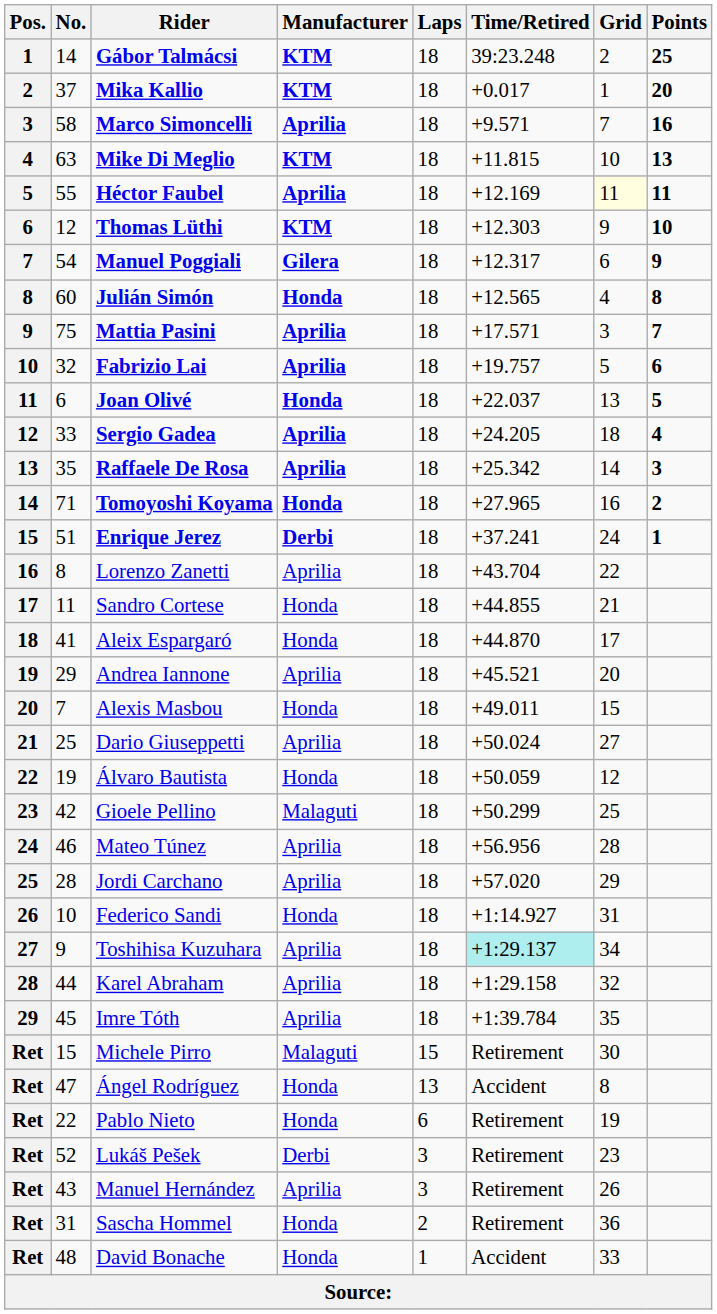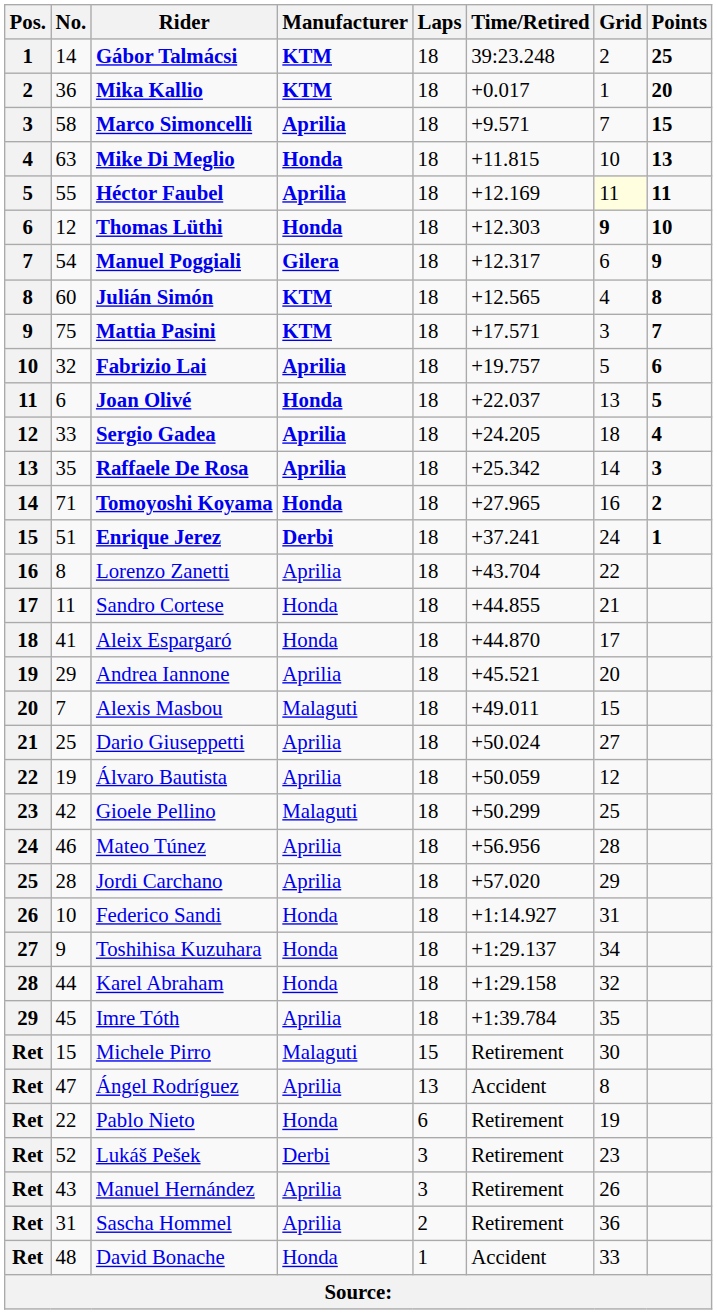(66, 90) 37 -> (66, 90) 36
(662, 124) 16 -> (662, 124) 15
(307, 159) KTM -> (312, 159) Honda
(307, 227) KTM -> (312, 227) Honda
(604, 227) normal -> (604, 227) bold
(312, 296) Honda -> (307, 296) KTM
(314, 330) Aprilia -> (307, 330) KTM
(310, 708) Honda -> (320, 708) Malaguti
(310, 777) Honda -> (312, 777) Aprilia
(312, 948) Aprilia -> (310, 948) Honda
(514, 948) paleturquoise background -> (514, 948) no background
(312, 983) Aprilia -> (310, 983) Honda
(310, 1086) Honda -> (312, 1086) Aprilia
(310, 1223) Honda -> (312, 1223) Aprilia
